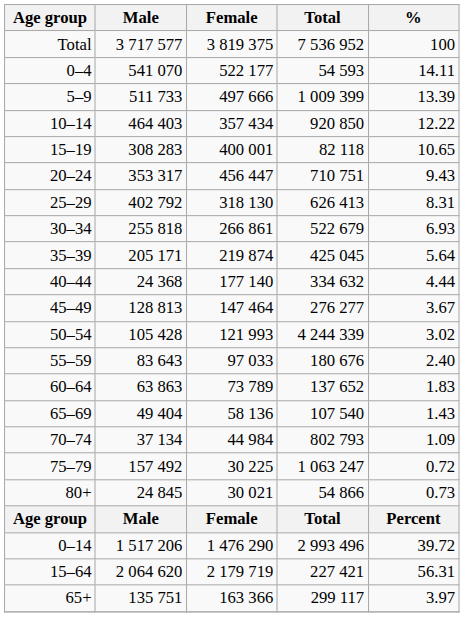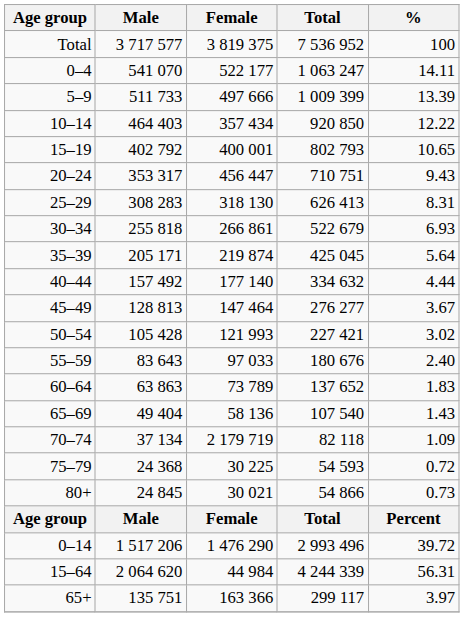(341, 70) 54 593 -> (331, 70) 1 063 247
(155, 149) 308 283 -> (155, 149) 402 792
(342, 149) 82 118 -> (337, 149) 802 793
(155, 202) 402 792 -> (155, 202) 308 283
(160, 281) 24 368 -> (155, 281) 157 492
(331, 334) 4 244 339 -> (337, 334) 227 421
(250, 439) 44 984 -> (240, 439) 2 179 719
(337, 439) 802 793 -> (342, 439) 82 118
(155, 466) 157 492 -> (160, 466) 24 368
(331, 466) 1 063 247 -> (341, 466) 54 593
(240, 571) 2 179 719 -> (250, 571) 44 984
(337, 571) 227 421 -> (331, 571) 4 244 339
